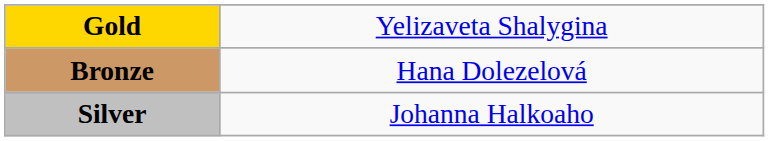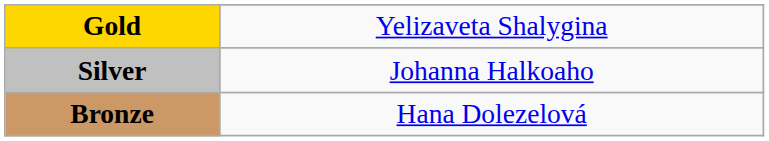rows swapped: (112, 113) <-> (112, 69)
